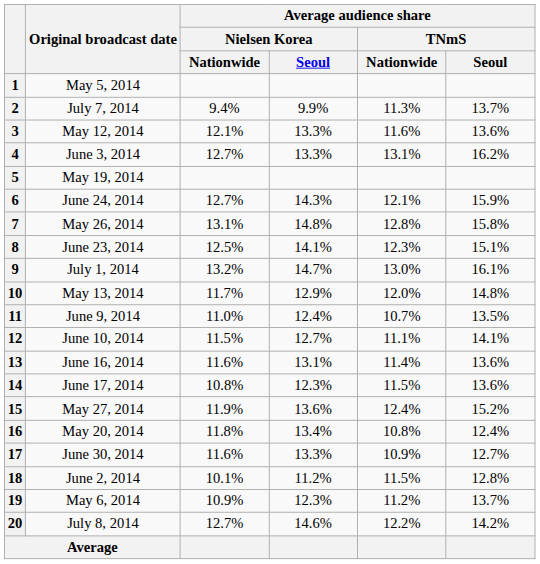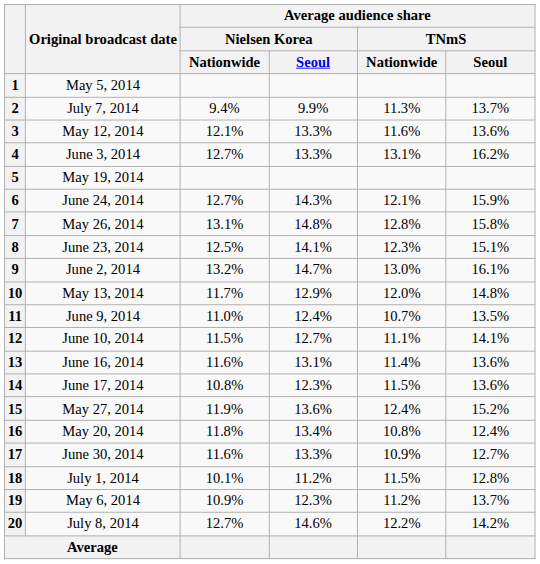(103, 270) July 1, 2014 -> (103, 270) June 2, 2014
(103, 477) June 2, 2014 -> (103, 477) July 1, 2014
